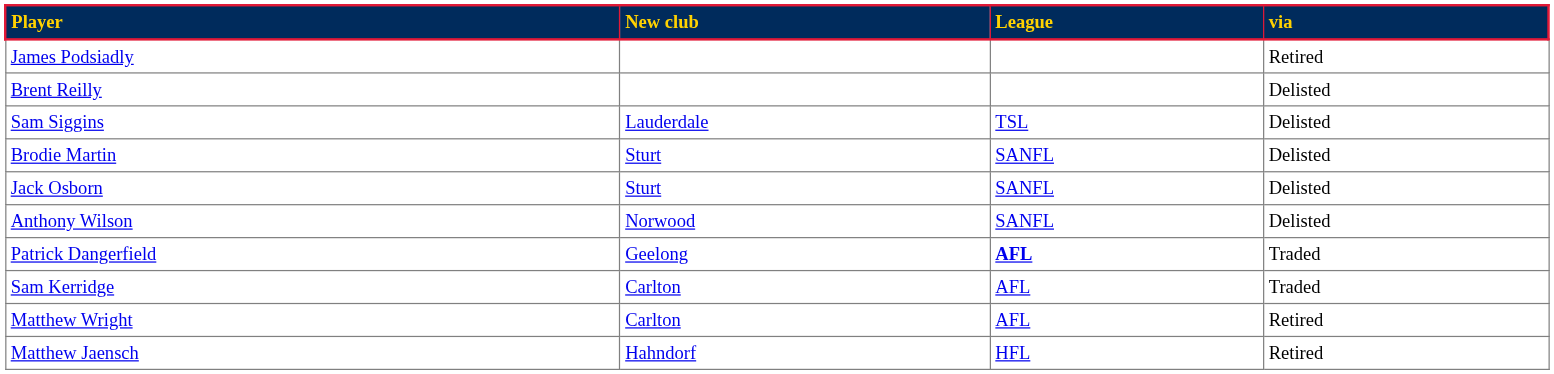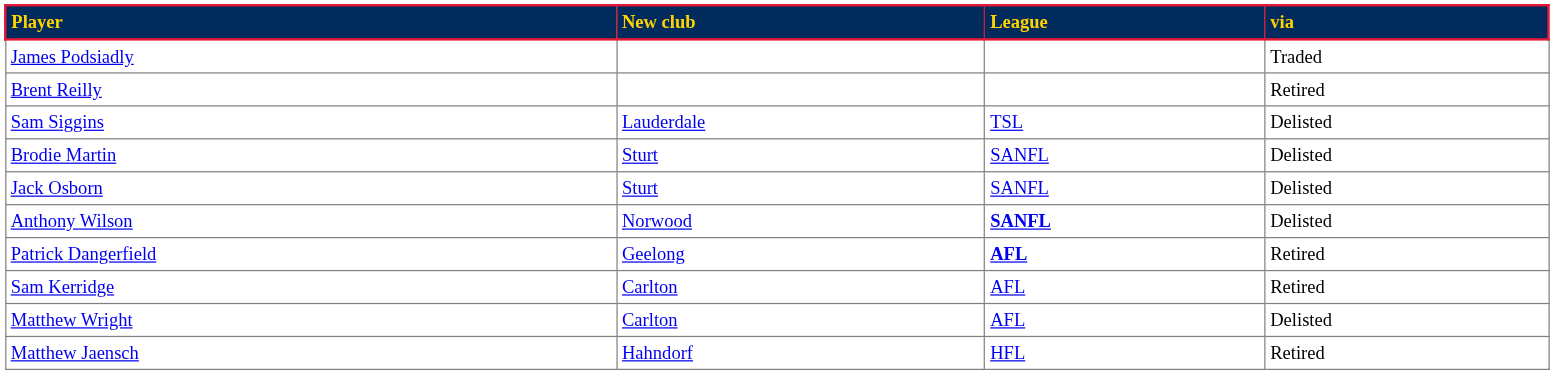(1296, 56) Retired -> (1296, 56) Traded
(1300, 89) Delisted -> (1297, 89) Retired
(1025, 221) normal -> (1021, 221) bold
(1295, 253) Traded -> (1297, 253) Retired
(1295, 286) Traded -> (1297, 286) Retired
(1296, 319) Retired -> (1301, 319) Delisted
